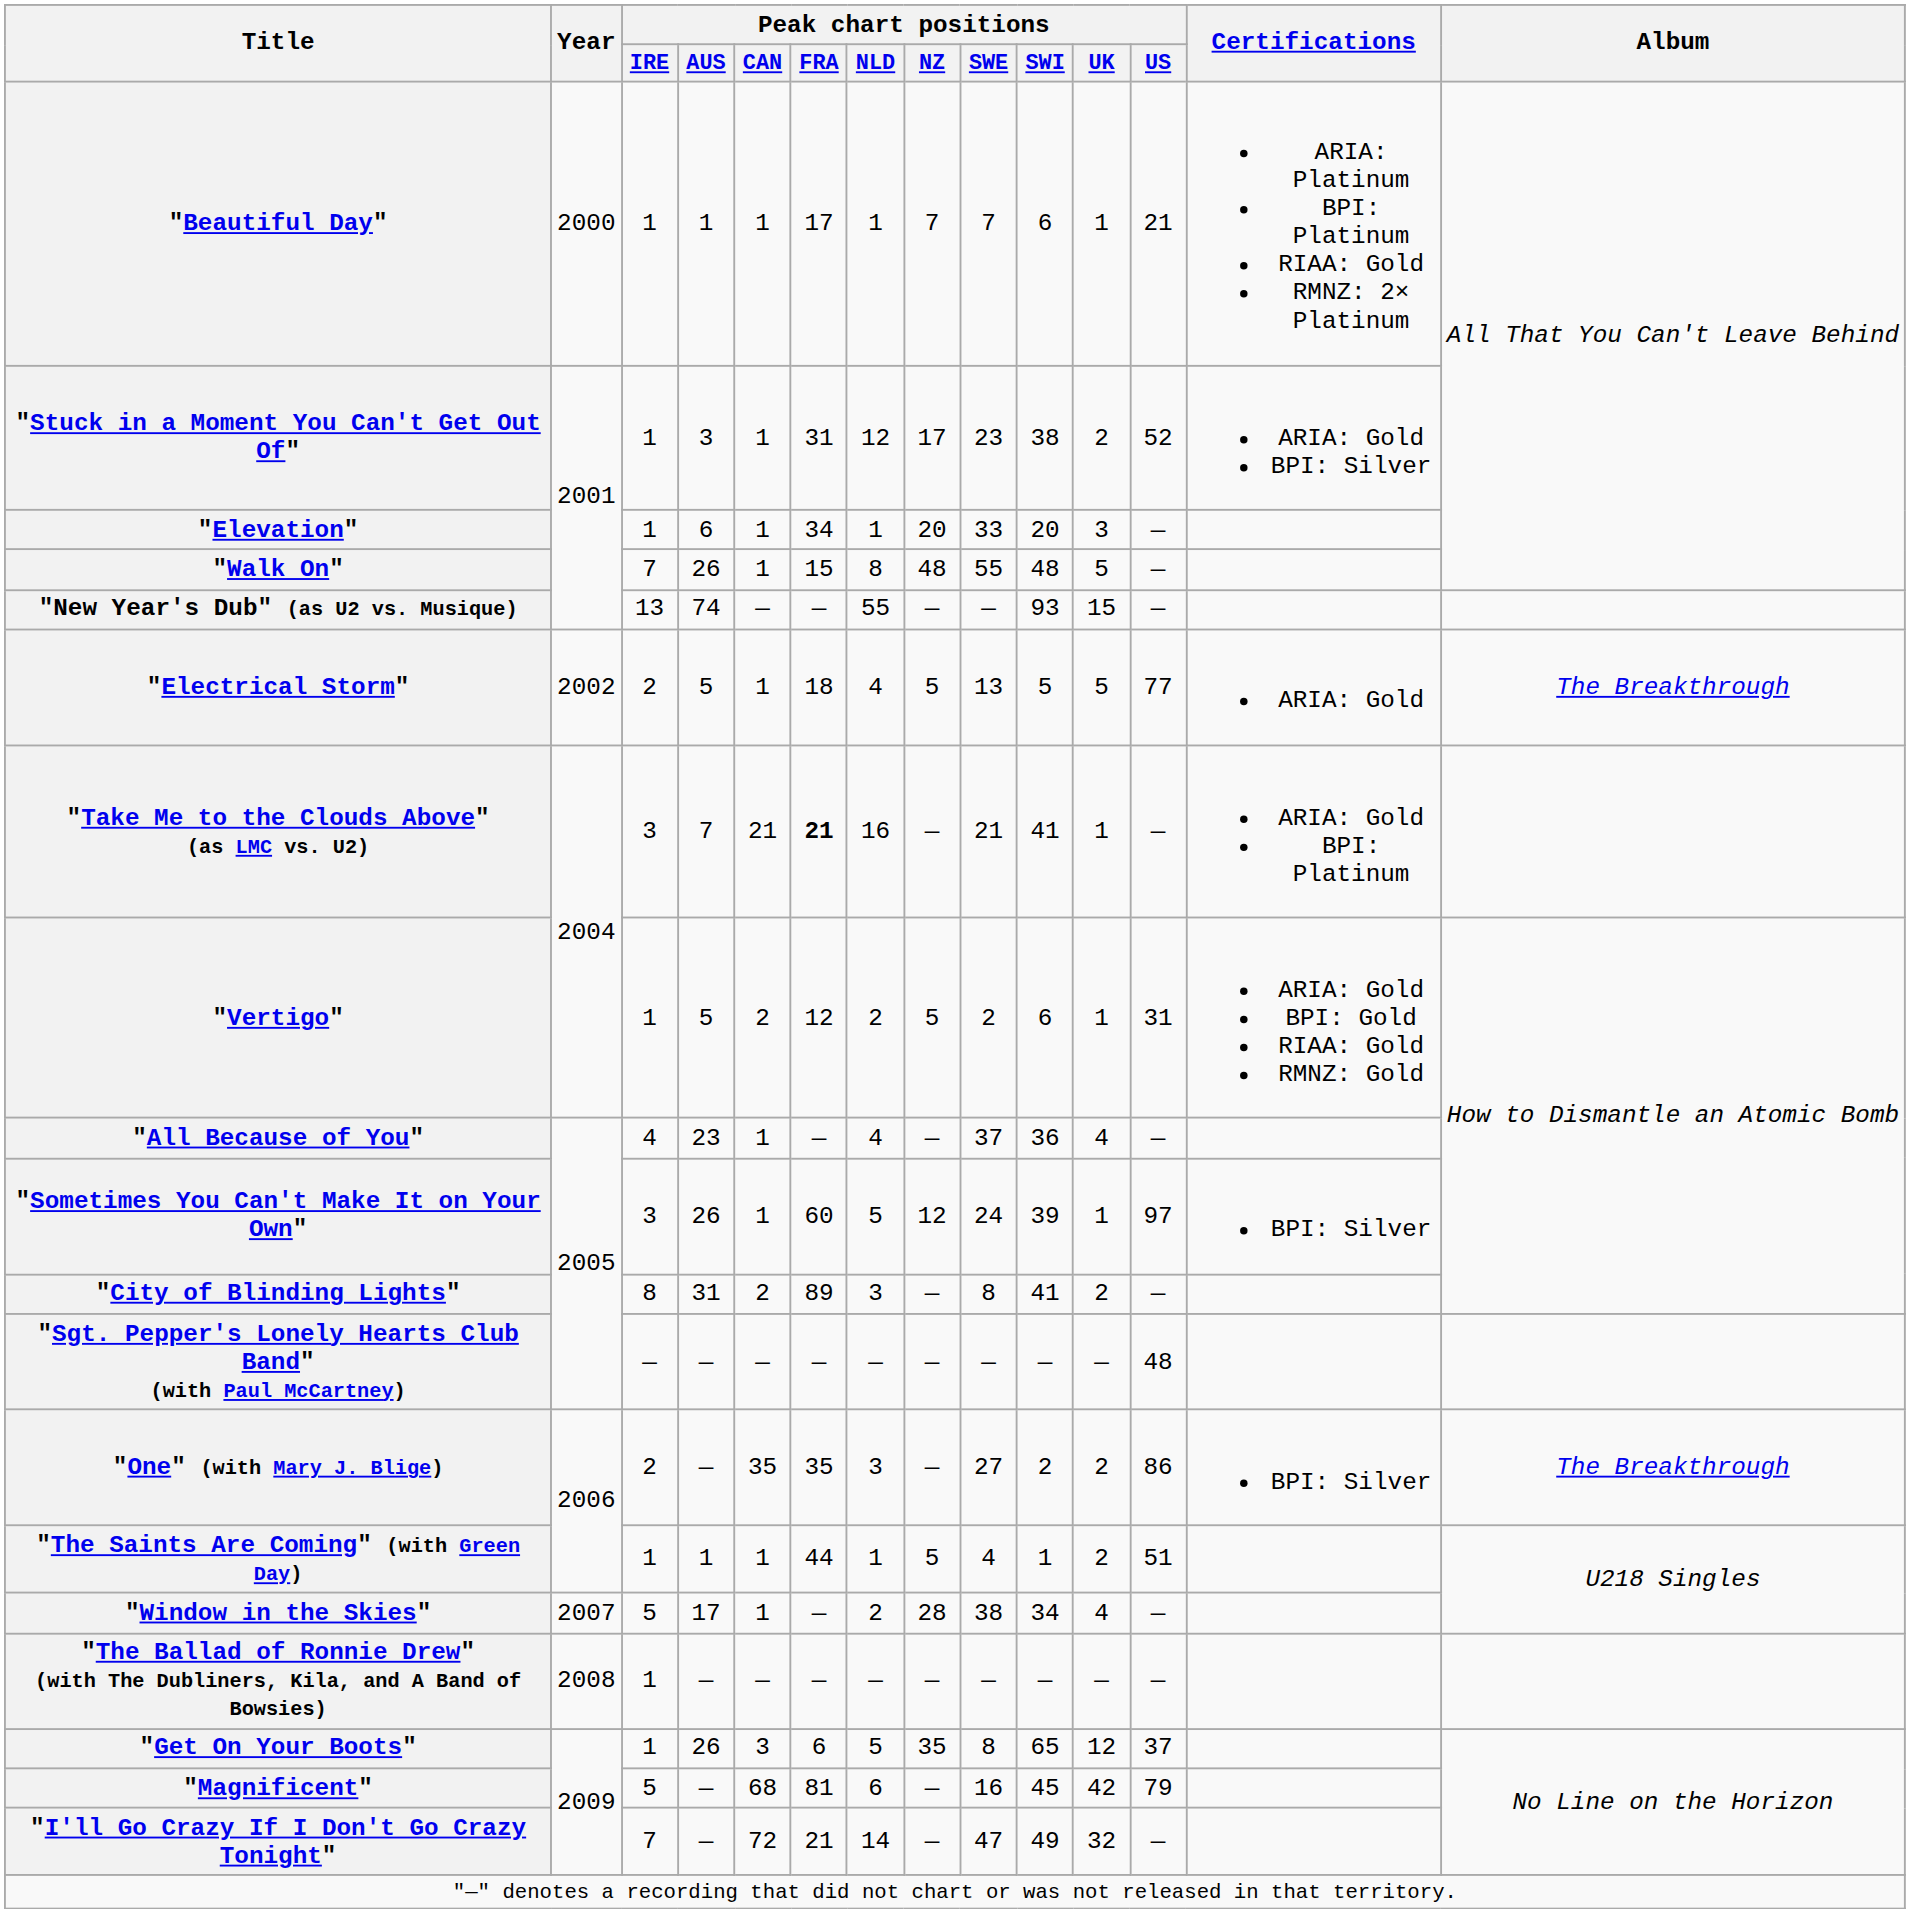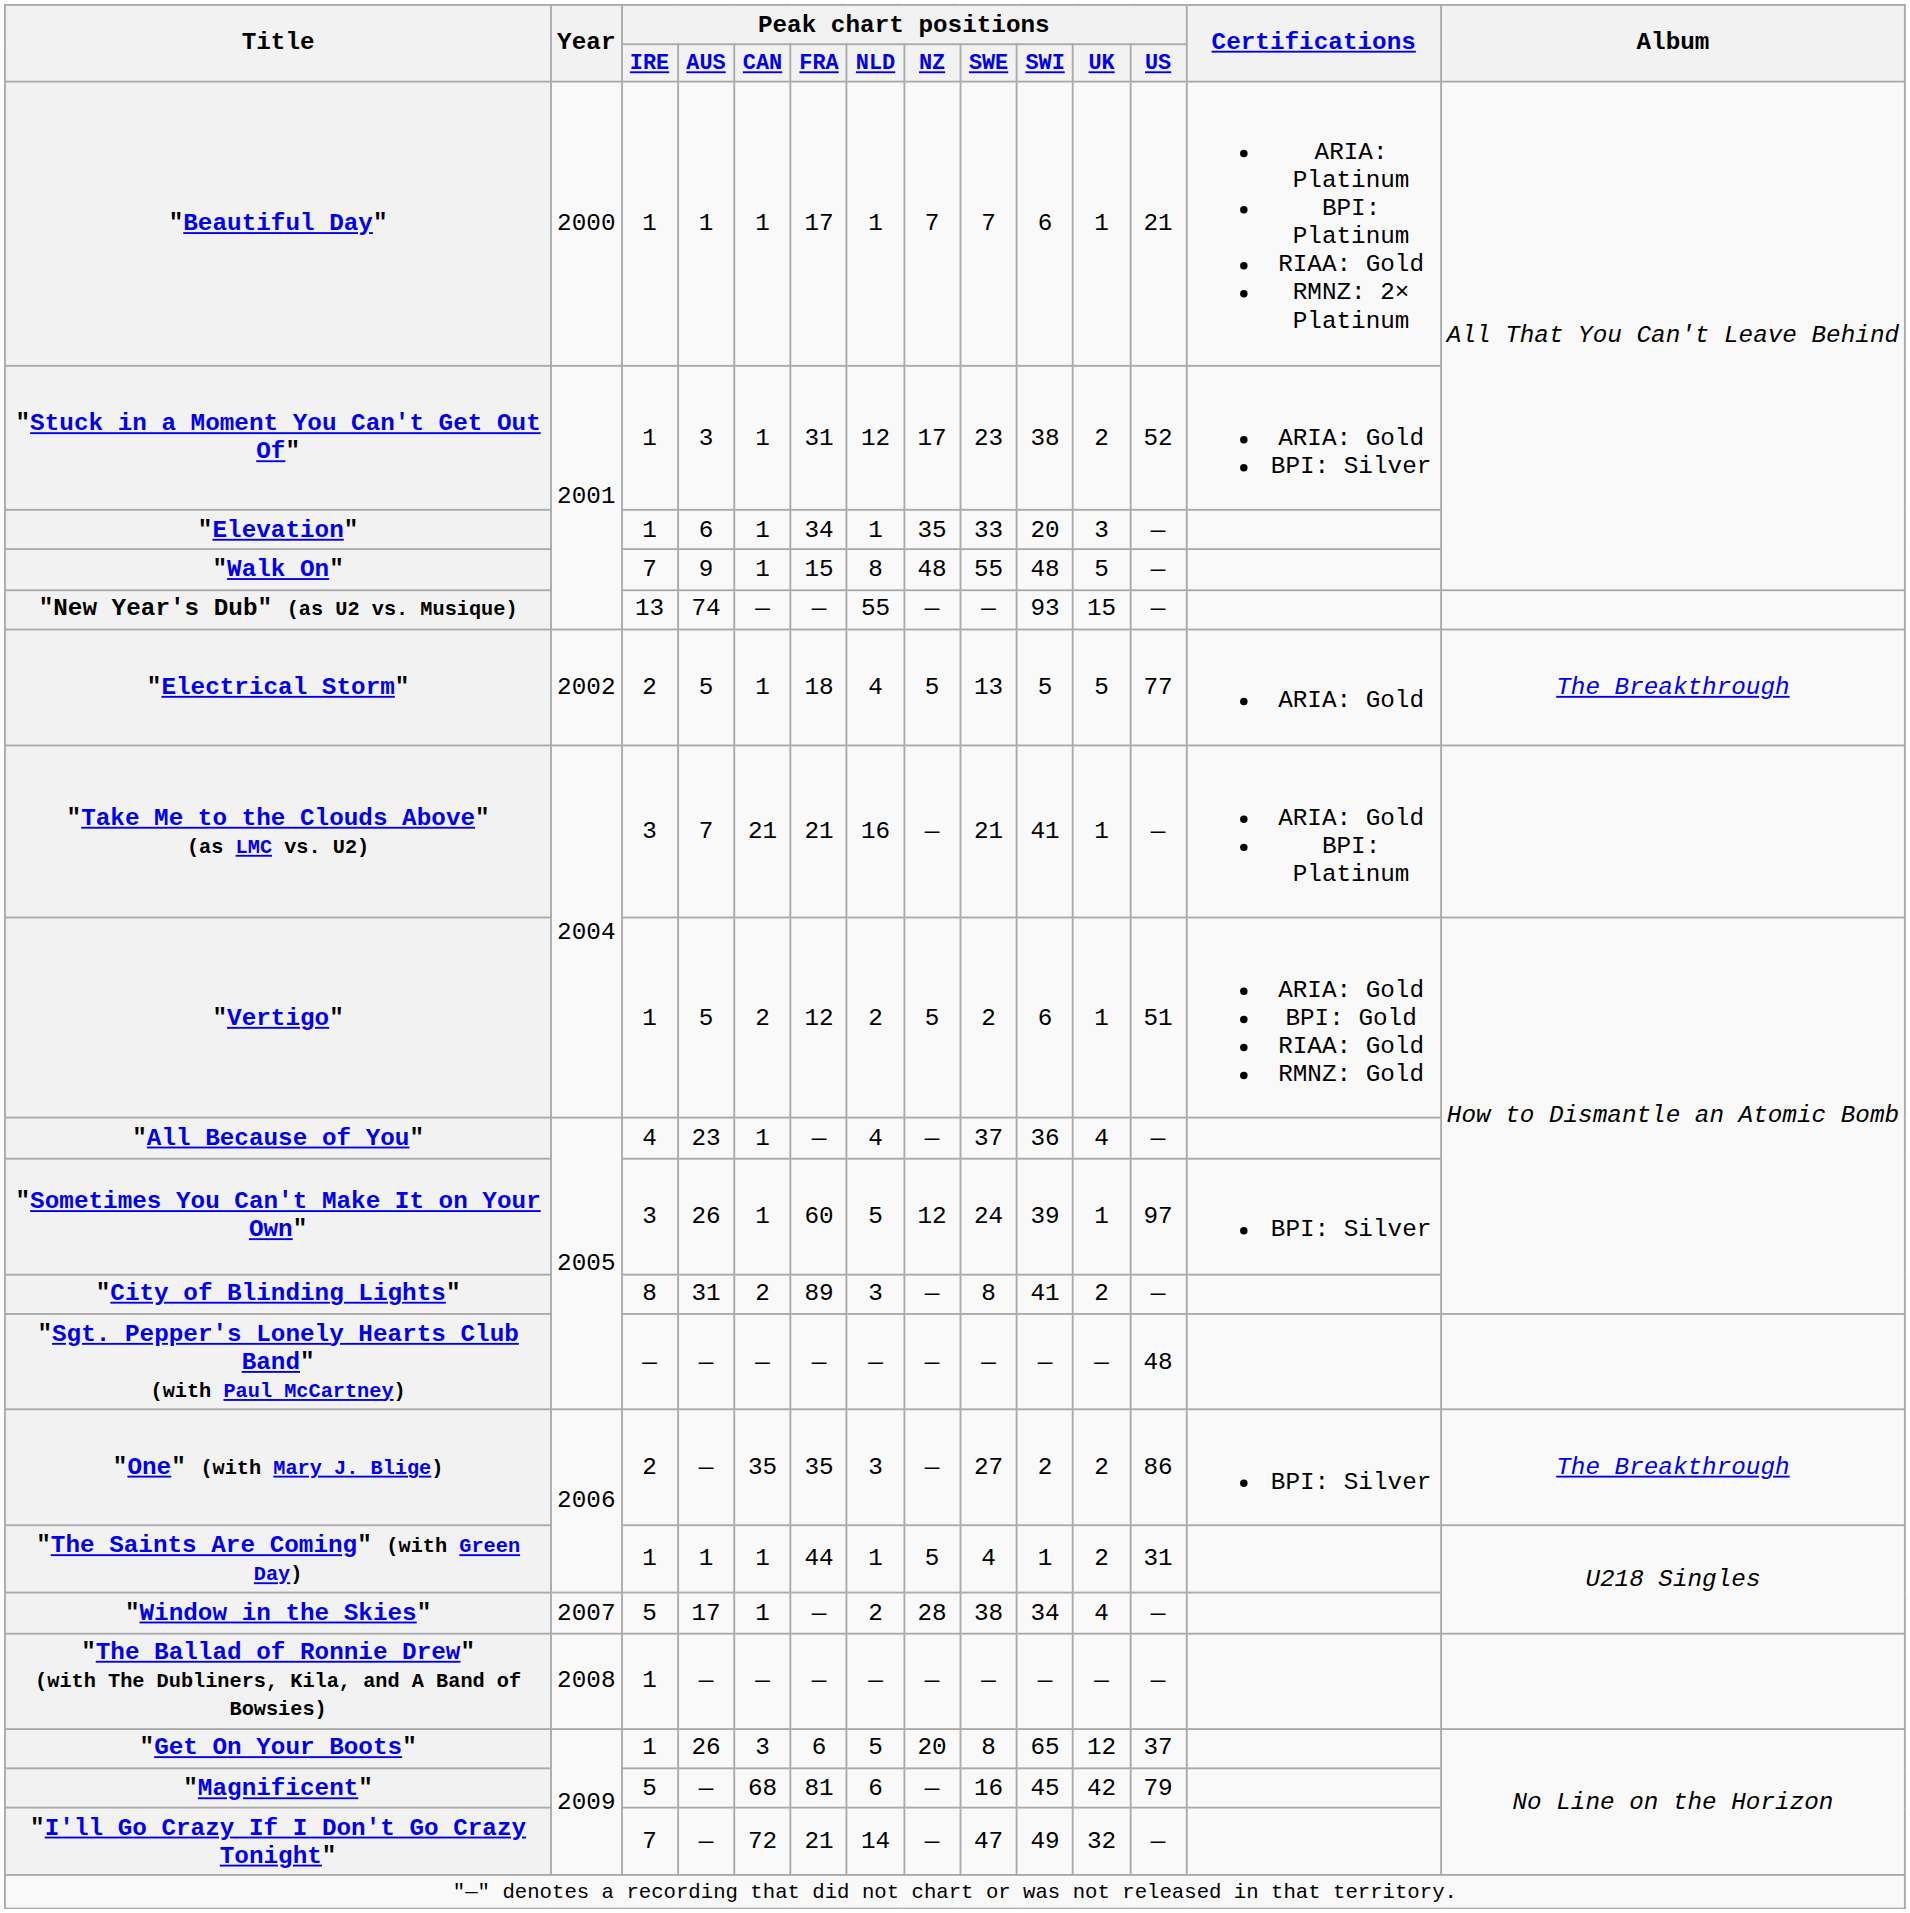(932, 530) 20 -> (932, 530) 35
(706, 570) 26 -> (706, 570) 9
(819, 832) bold -> (819, 832) normal
(1158, 1018) 31 -> (1158, 1018) 51
(1158, 1560) 51 -> (1158, 1560) 31
(932, 1749) 35 -> (932, 1749) 20
